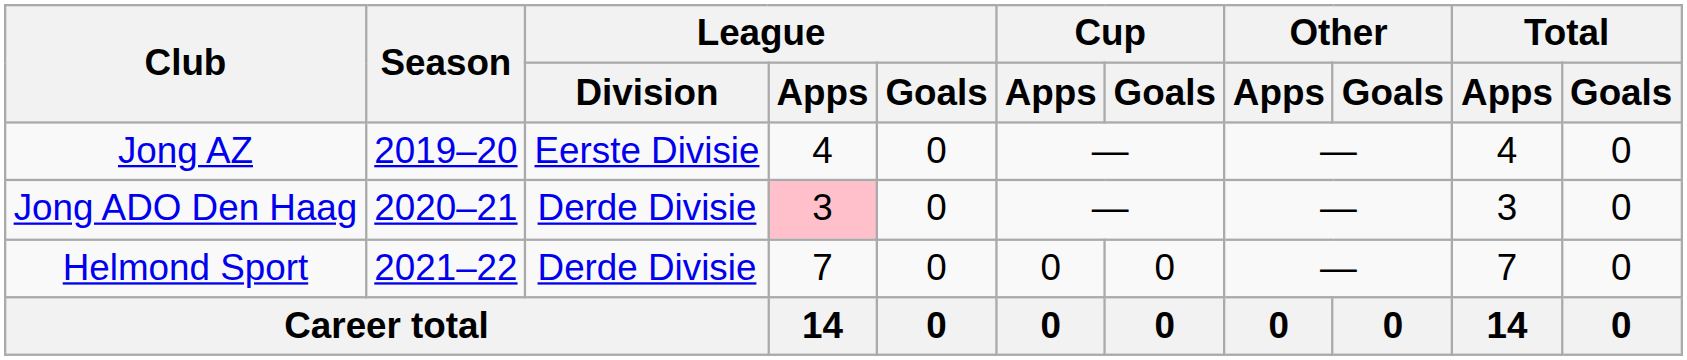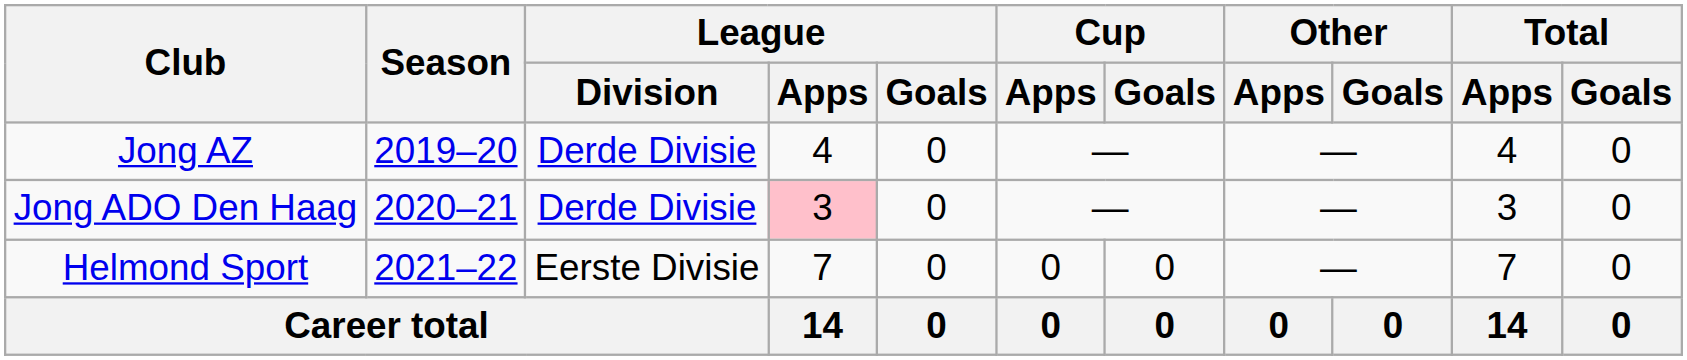(647, 150) Eerste Divisie -> (647, 150) Derde Divisie
(647, 267) Derde Divisie -> (647, 267) Eerste Divisie
